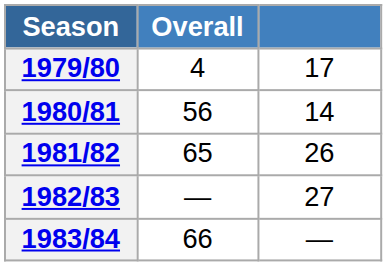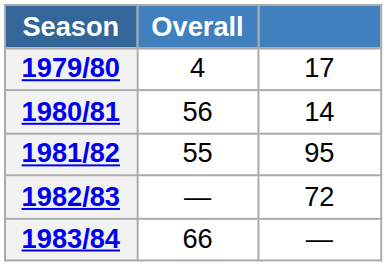(198, 154) 65 -> (198, 154) 55
(319, 154) 26 -> (319, 154) 95
(319, 196) 27 -> (319, 196) 72
